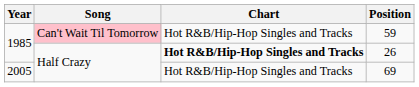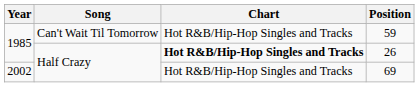(98, 33) pink background -> (98, 33) no background
(19, 71) 2005 -> (19, 71) 2002
